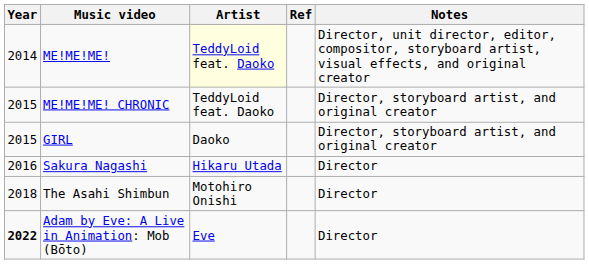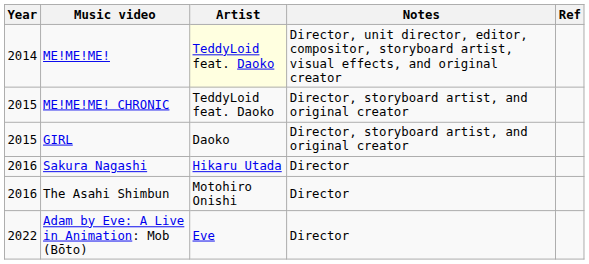columns swapped: (449, 15) <-> (301, 15)
(22, 194) 2018 -> (22, 194) 2016
(22, 235) bold -> (22, 235) normal
